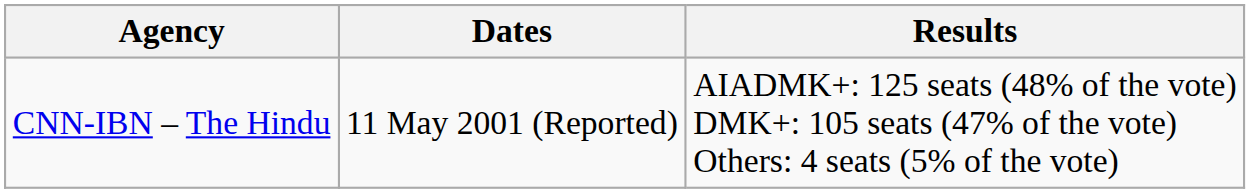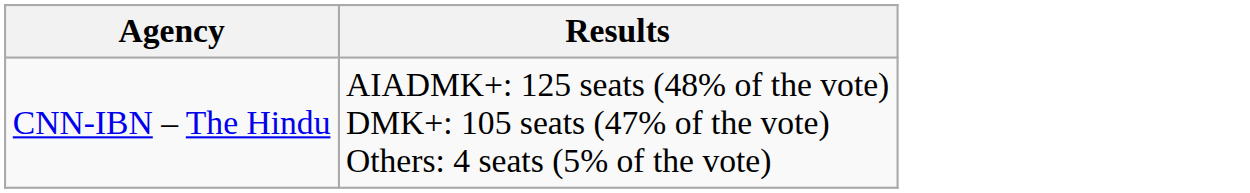- column: (512, 31)
